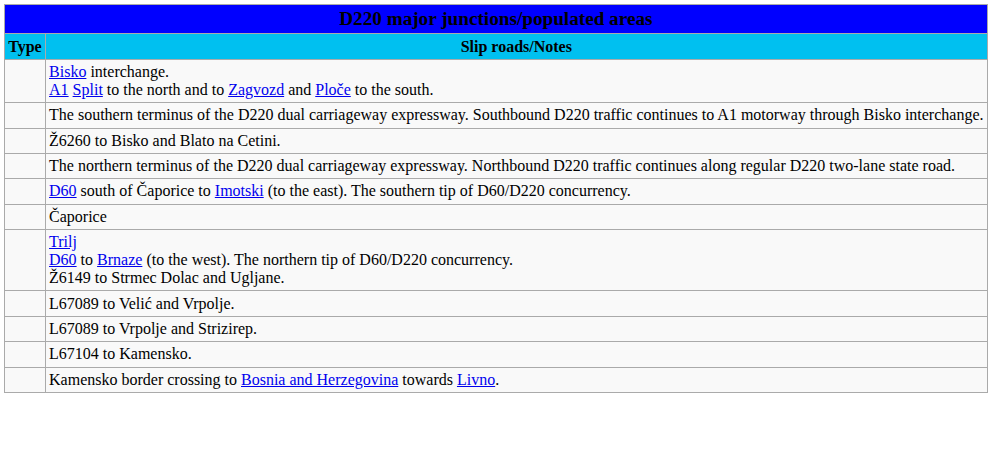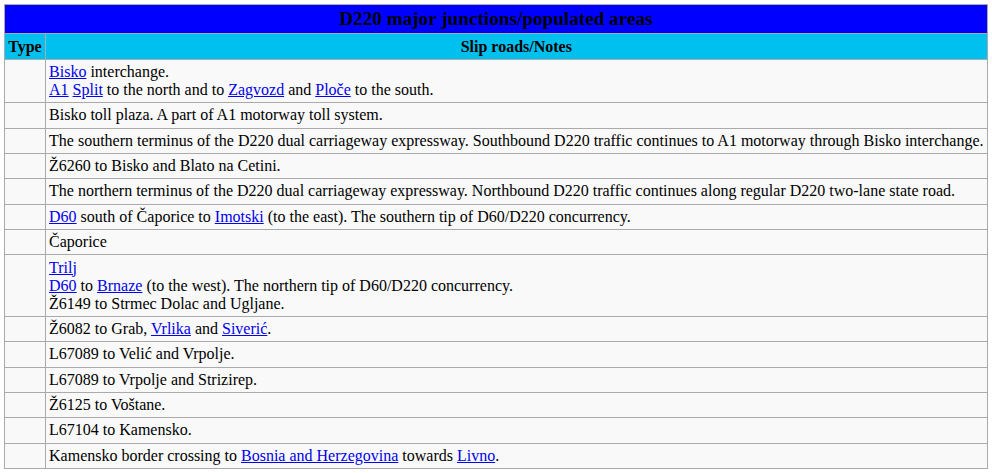+ row: (216, 115)
+ row: (160, 328)
+ row: (107, 405)
